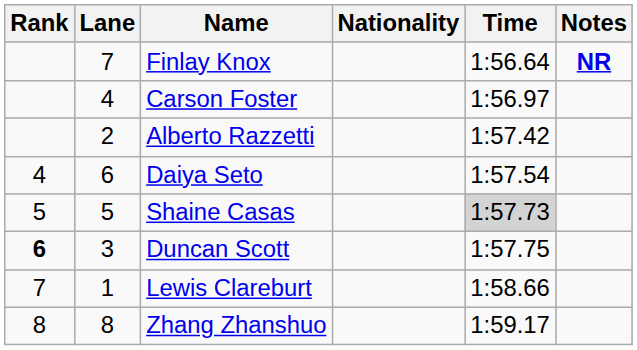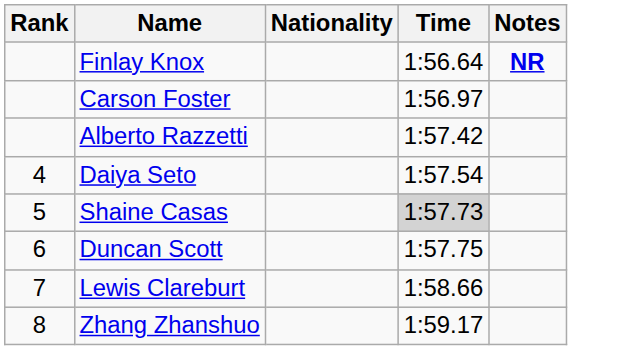- column: (107, 23)
(39, 250) bold -> (39, 250) normal
